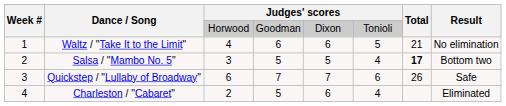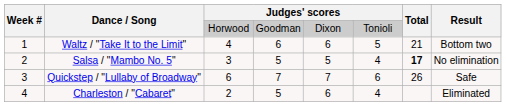(466, 45) No elimination -> (466, 45) Bottom two
(466, 61) Bottom two -> (466, 61) No elimination
